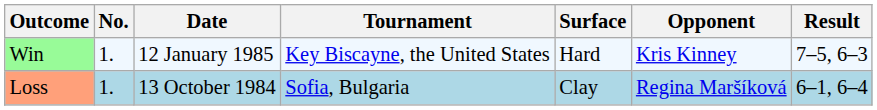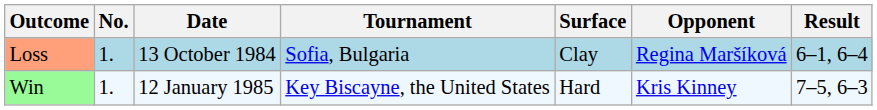rows swapped: (29, 87) <-> (27, 53)
